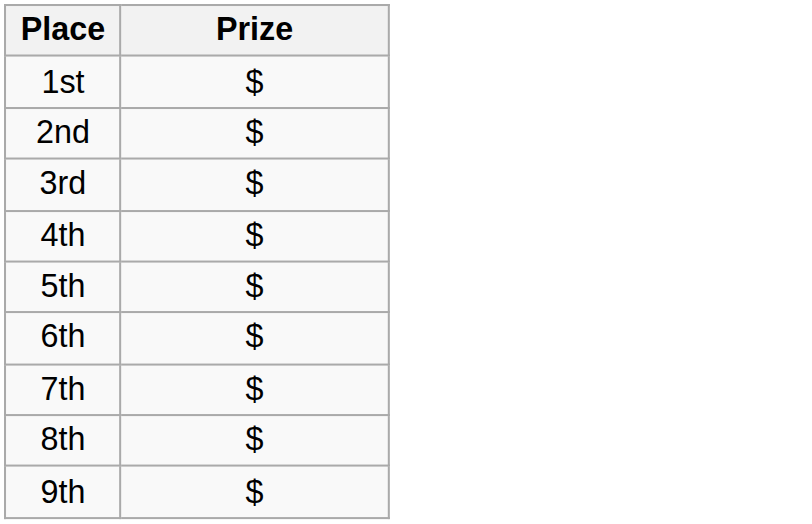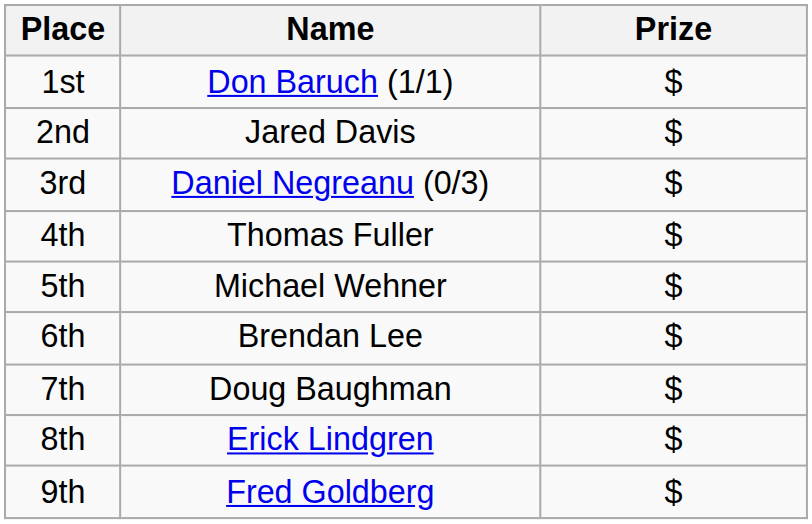+ column: (330, 30)
